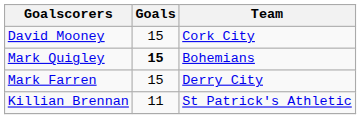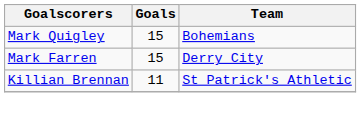- row: (56, 37)
(156, 59) bold -> (156, 37) normal
